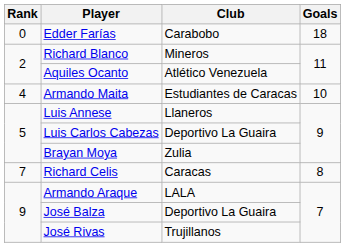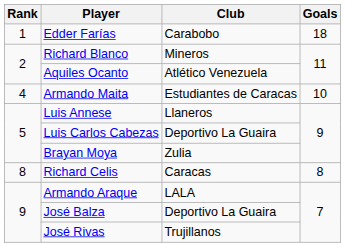(23, 34) 0 -> (23, 34) 1
(23, 172) 7 -> (23, 172) 8
